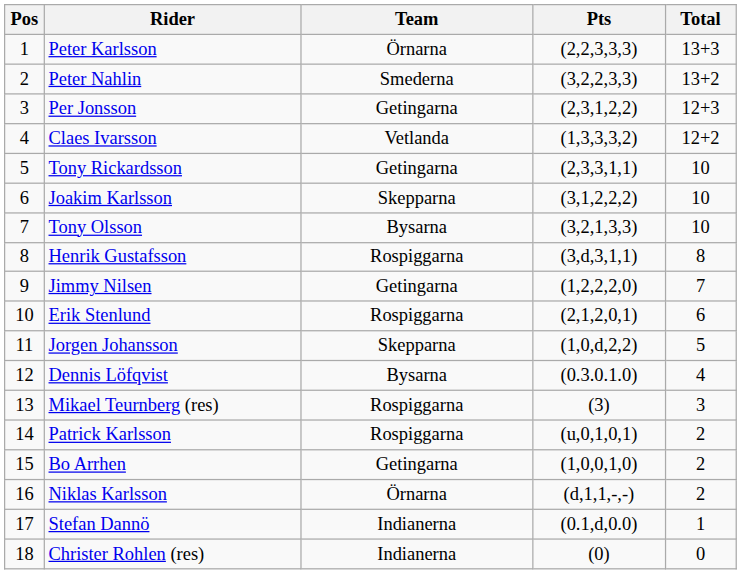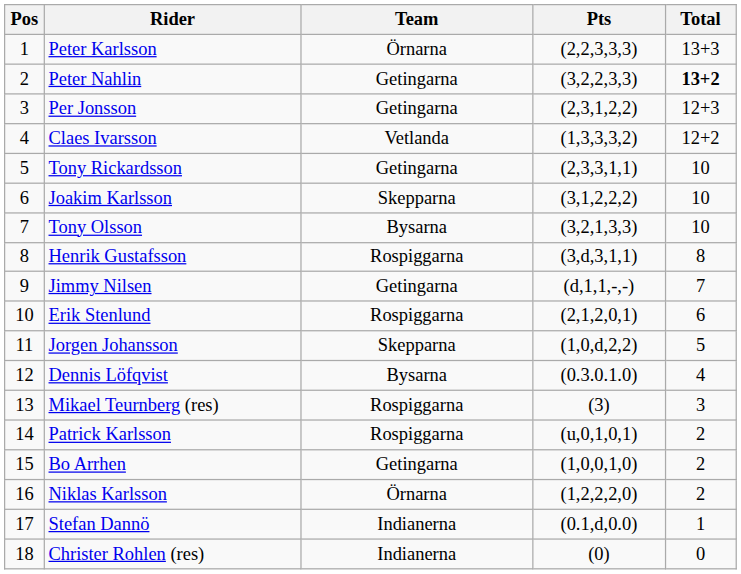(417, 78) Smederna -> (417, 78) Getingarna
(701, 78) normal -> (701, 78) bold
(599, 286) (1,2,2,2,0) -> (599, 286) (d,1,1,-,-)
(599, 494) (d,1,1,-,-) -> (599, 494) (1,2,2,2,0)
